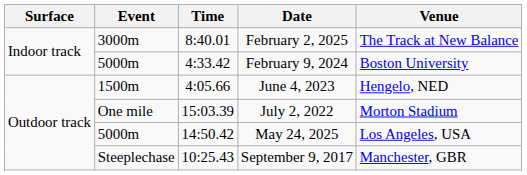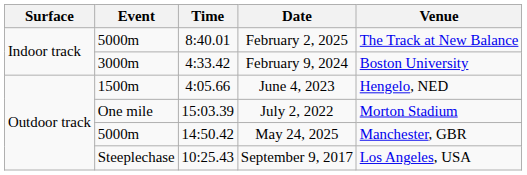(118, 39) 3000m -> (118, 39) 5000m
(118, 63) 5000m -> (118, 63) 3000m
(415, 134) Los Angeles, USA -> (413, 134) Manchester, GBR
(413, 157) Manchester, GBR -> (415, 157) Los Angeles, USA
